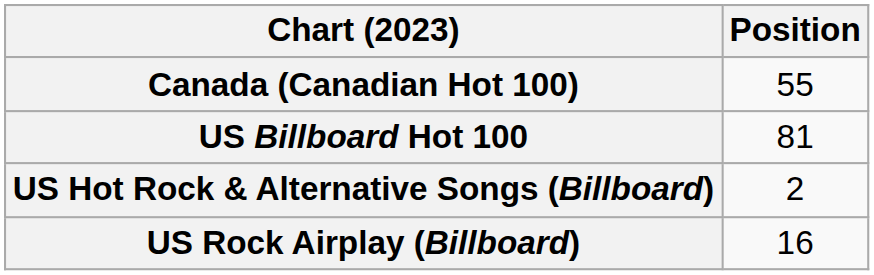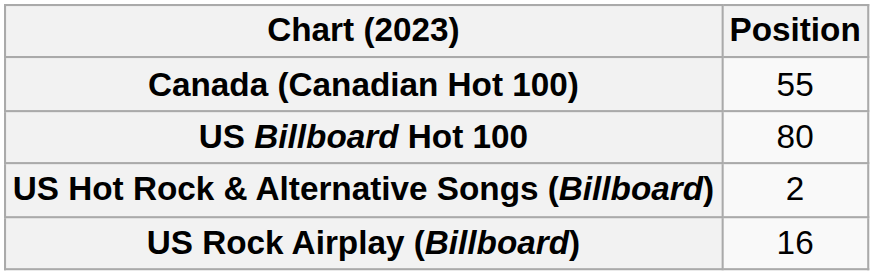(795, 136) 81 -> (795, 136) 80
